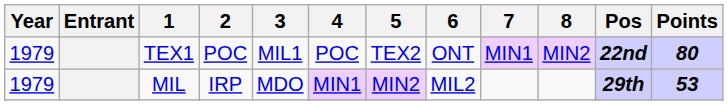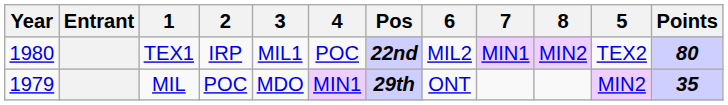columns swapped: (396, 21) <-> (624, 21)
(32, 53) 1979 -> (32, 53) 1980
(225, 53) POC -> (225, 53) IRP
(453, 53) ONT -> (450, 53) MIL2
(225, 85) IRP -> (225, 85) POC
(453, 85) MIL2 -> (450, 85) ONT
(687, 85) 53 -> (687, 85) 35
